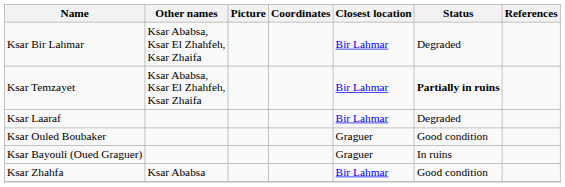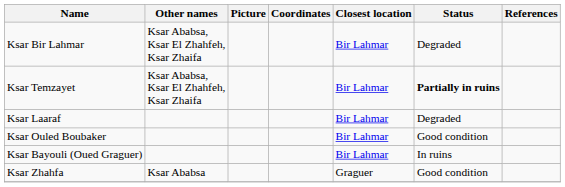(354, 136) Graguer -> (362, 136) Bir Lahmar
(354, 154) Graguer -> (362, 154) Bir Lahmar
(362, 172) Bir Lahmar -> (354, 172) Graguer
